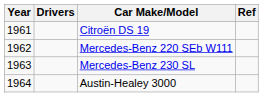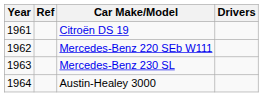columns swapped: (56, 13) <-> (247, 13)
